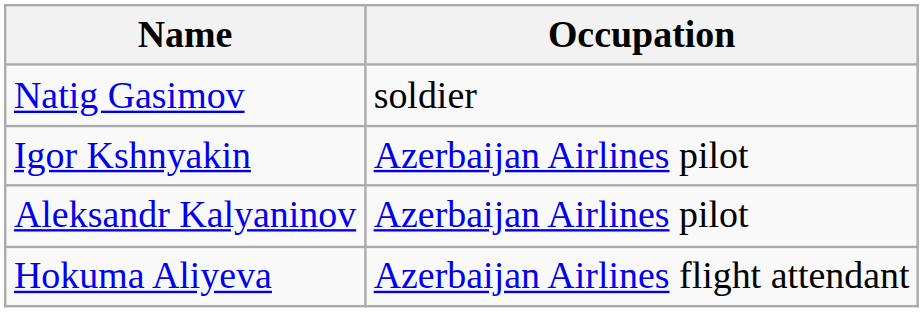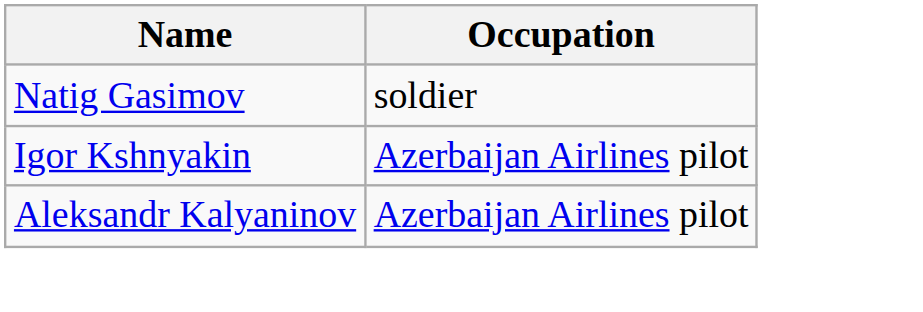- row: (143, 275)
